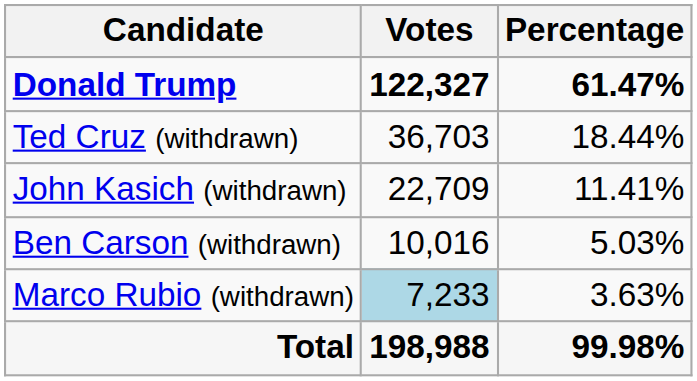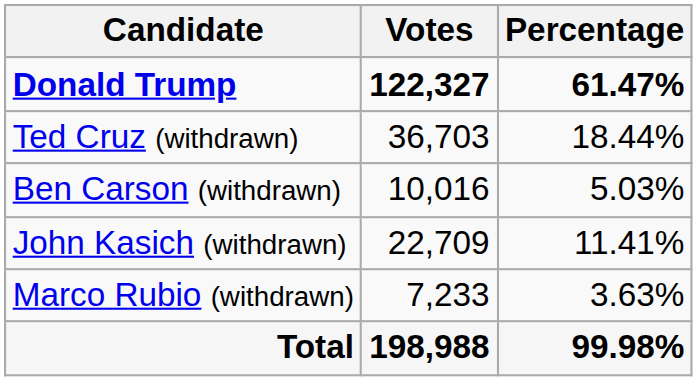rows swapped: (180, 189) <-> (177, 242)
(448, 294) lightblue background -> (448, 294) no background
